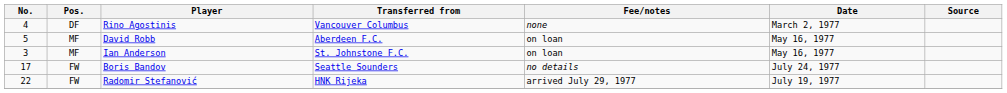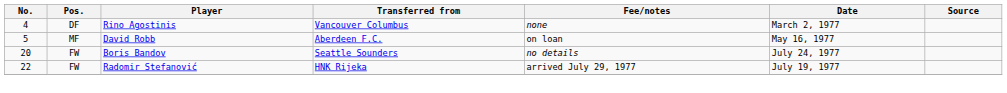- row: (134, 54)
(26, 67) 17 -> (26, 54) 20
